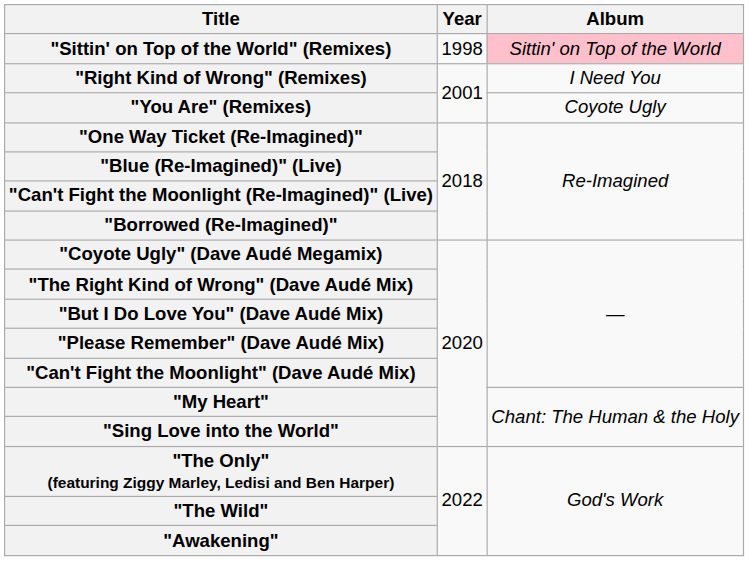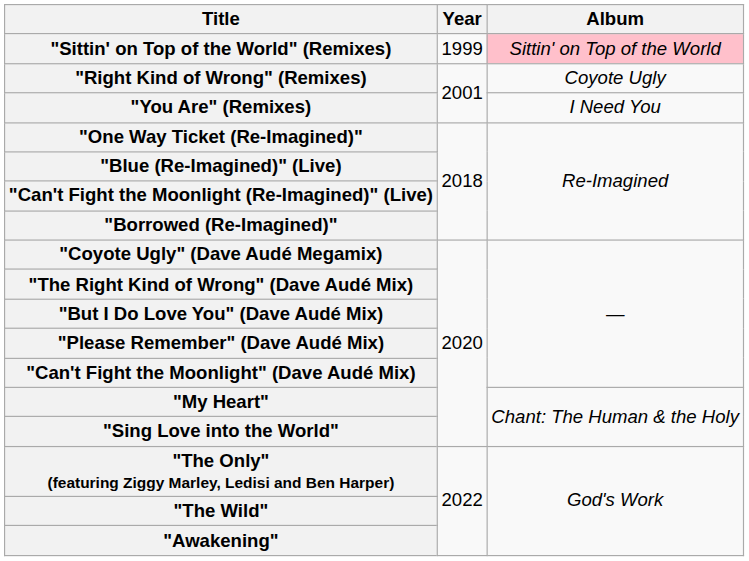(462, 48) 1998 -> (462, 48) 1999
(615, 78) I Need You -> (615, 78) Coyote Ugly
(615, 107) Coyote Ugly -> (615, 107) I Need You
